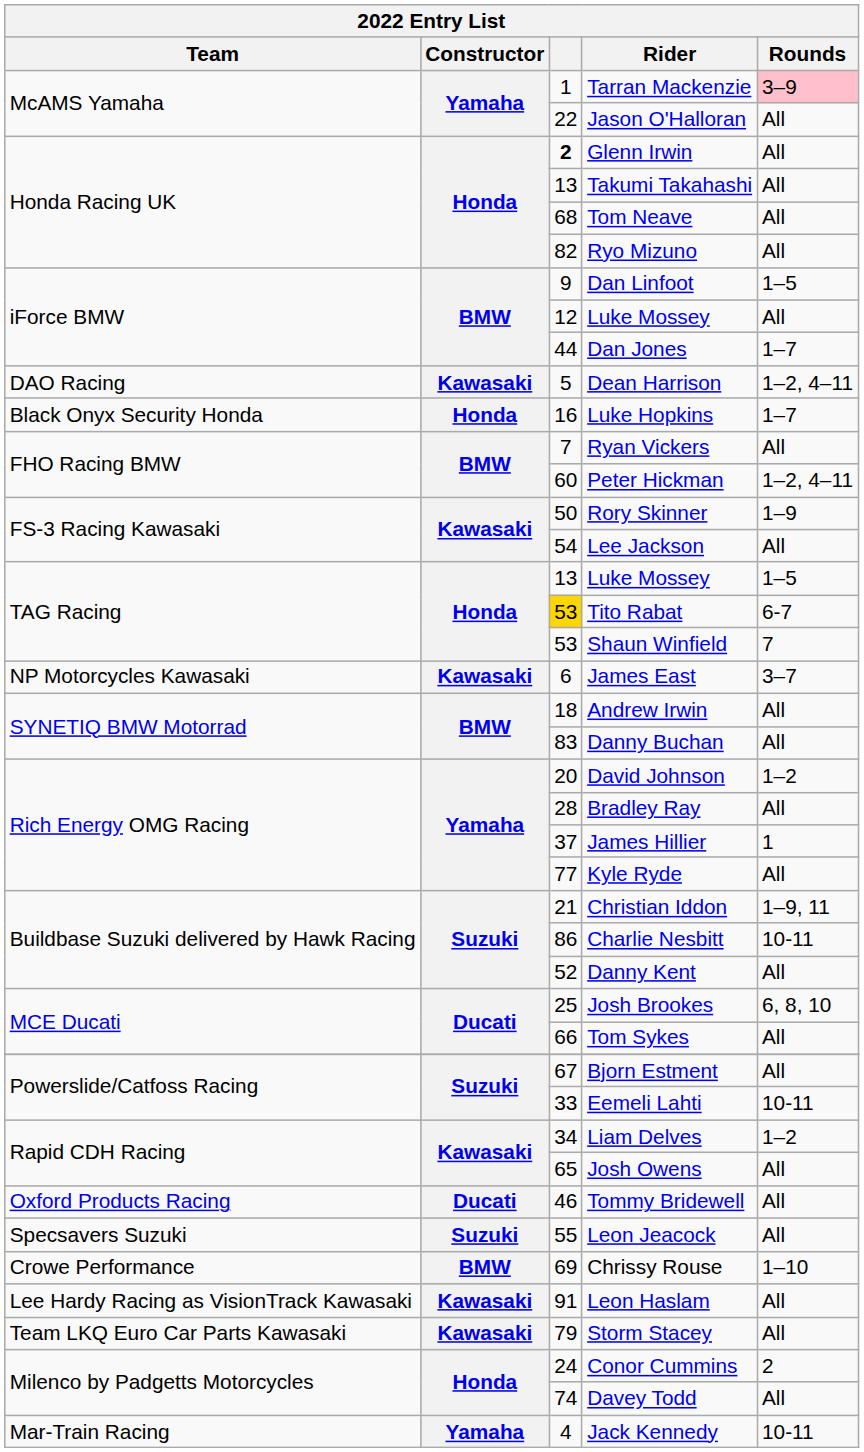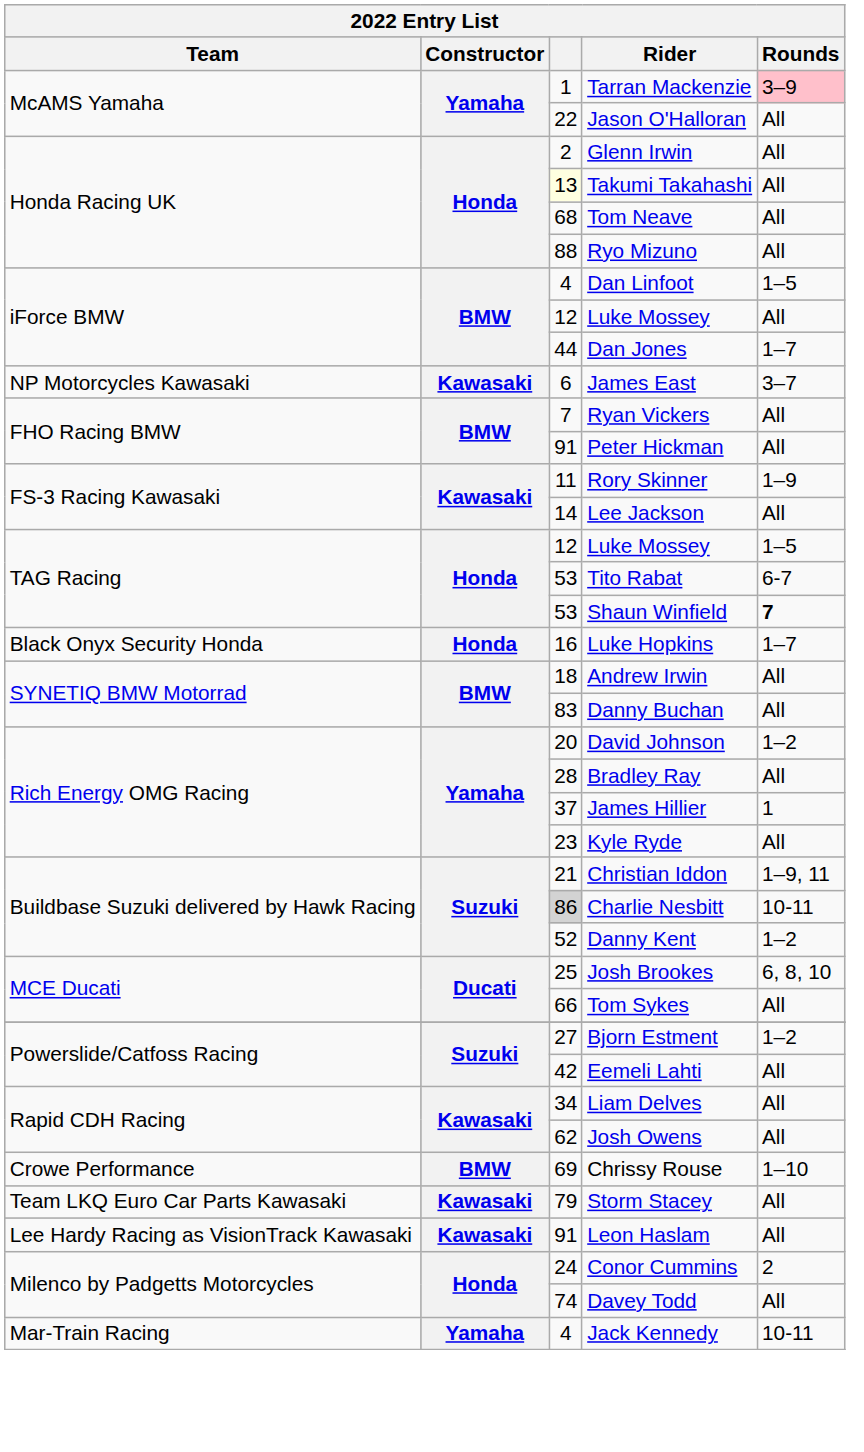(566, 152) bold -> (566, 152) normal
(566, 185) no background -> (566, 185) lightyellow background
(566, 250) 82 -> (566, 250) 88
(566, 283) 9 -> (566, 283) 4
- row: (67, 382)
rows swapped: (130, 677) <-> (136, 414)
(566, 480) 60 -> (566, 447) 91
(807, 480) 1–2, 4–11 -> (774, 447) All
(566, 513) 50 -> (566, 480) 11
(566, 546) 54 -> (566, 513) 14
(566, 578) 13 -> (566, 546) 12
(566, 611) gold background -> (566, 578) no background
(768, 644) normal -> (768, 611) bold
(566, 874) 77 -> (566, 841) 23
(566, 939) no background -> (566, 906) lightgrey background
(774, 972) All -> (779, 939) 1–2
(566, 1070) 67 -> (566, 1038) 27
(774, 1070) All -> (779, 1038) 1–2
(566, 1103) 33 -> (566, 1070) 42
(788, 1103) 10-11 -> (774, 1070) All
(779, 1136) 1–2 -> (774, 1103) All
(566, 1169) 65 -> (566, 1136) 62
- row: (120, 1202)
- row: (98, 1234)
rows swapped: (178, 1333) <-> (211, 1300)
